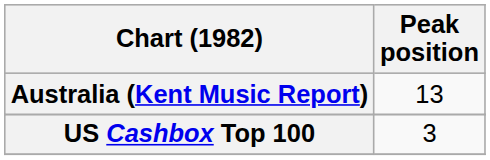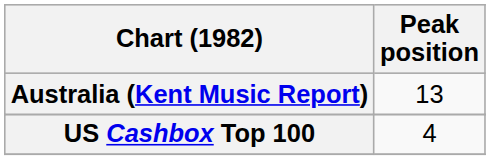(429, 133) 3 -> (429, 133) 4
